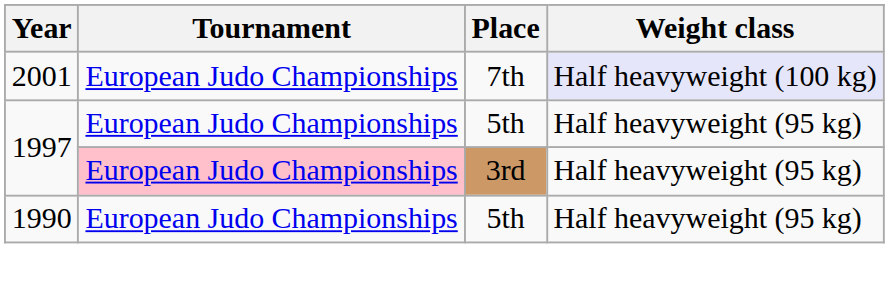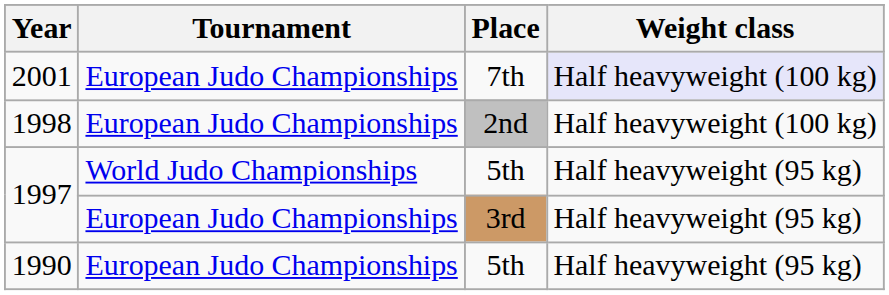+ row: (42, 123)
(272, 123) European Judo Championships -> (251, 170) World Judo Championships
(272, 170) pink background -> (272, 218) no background
